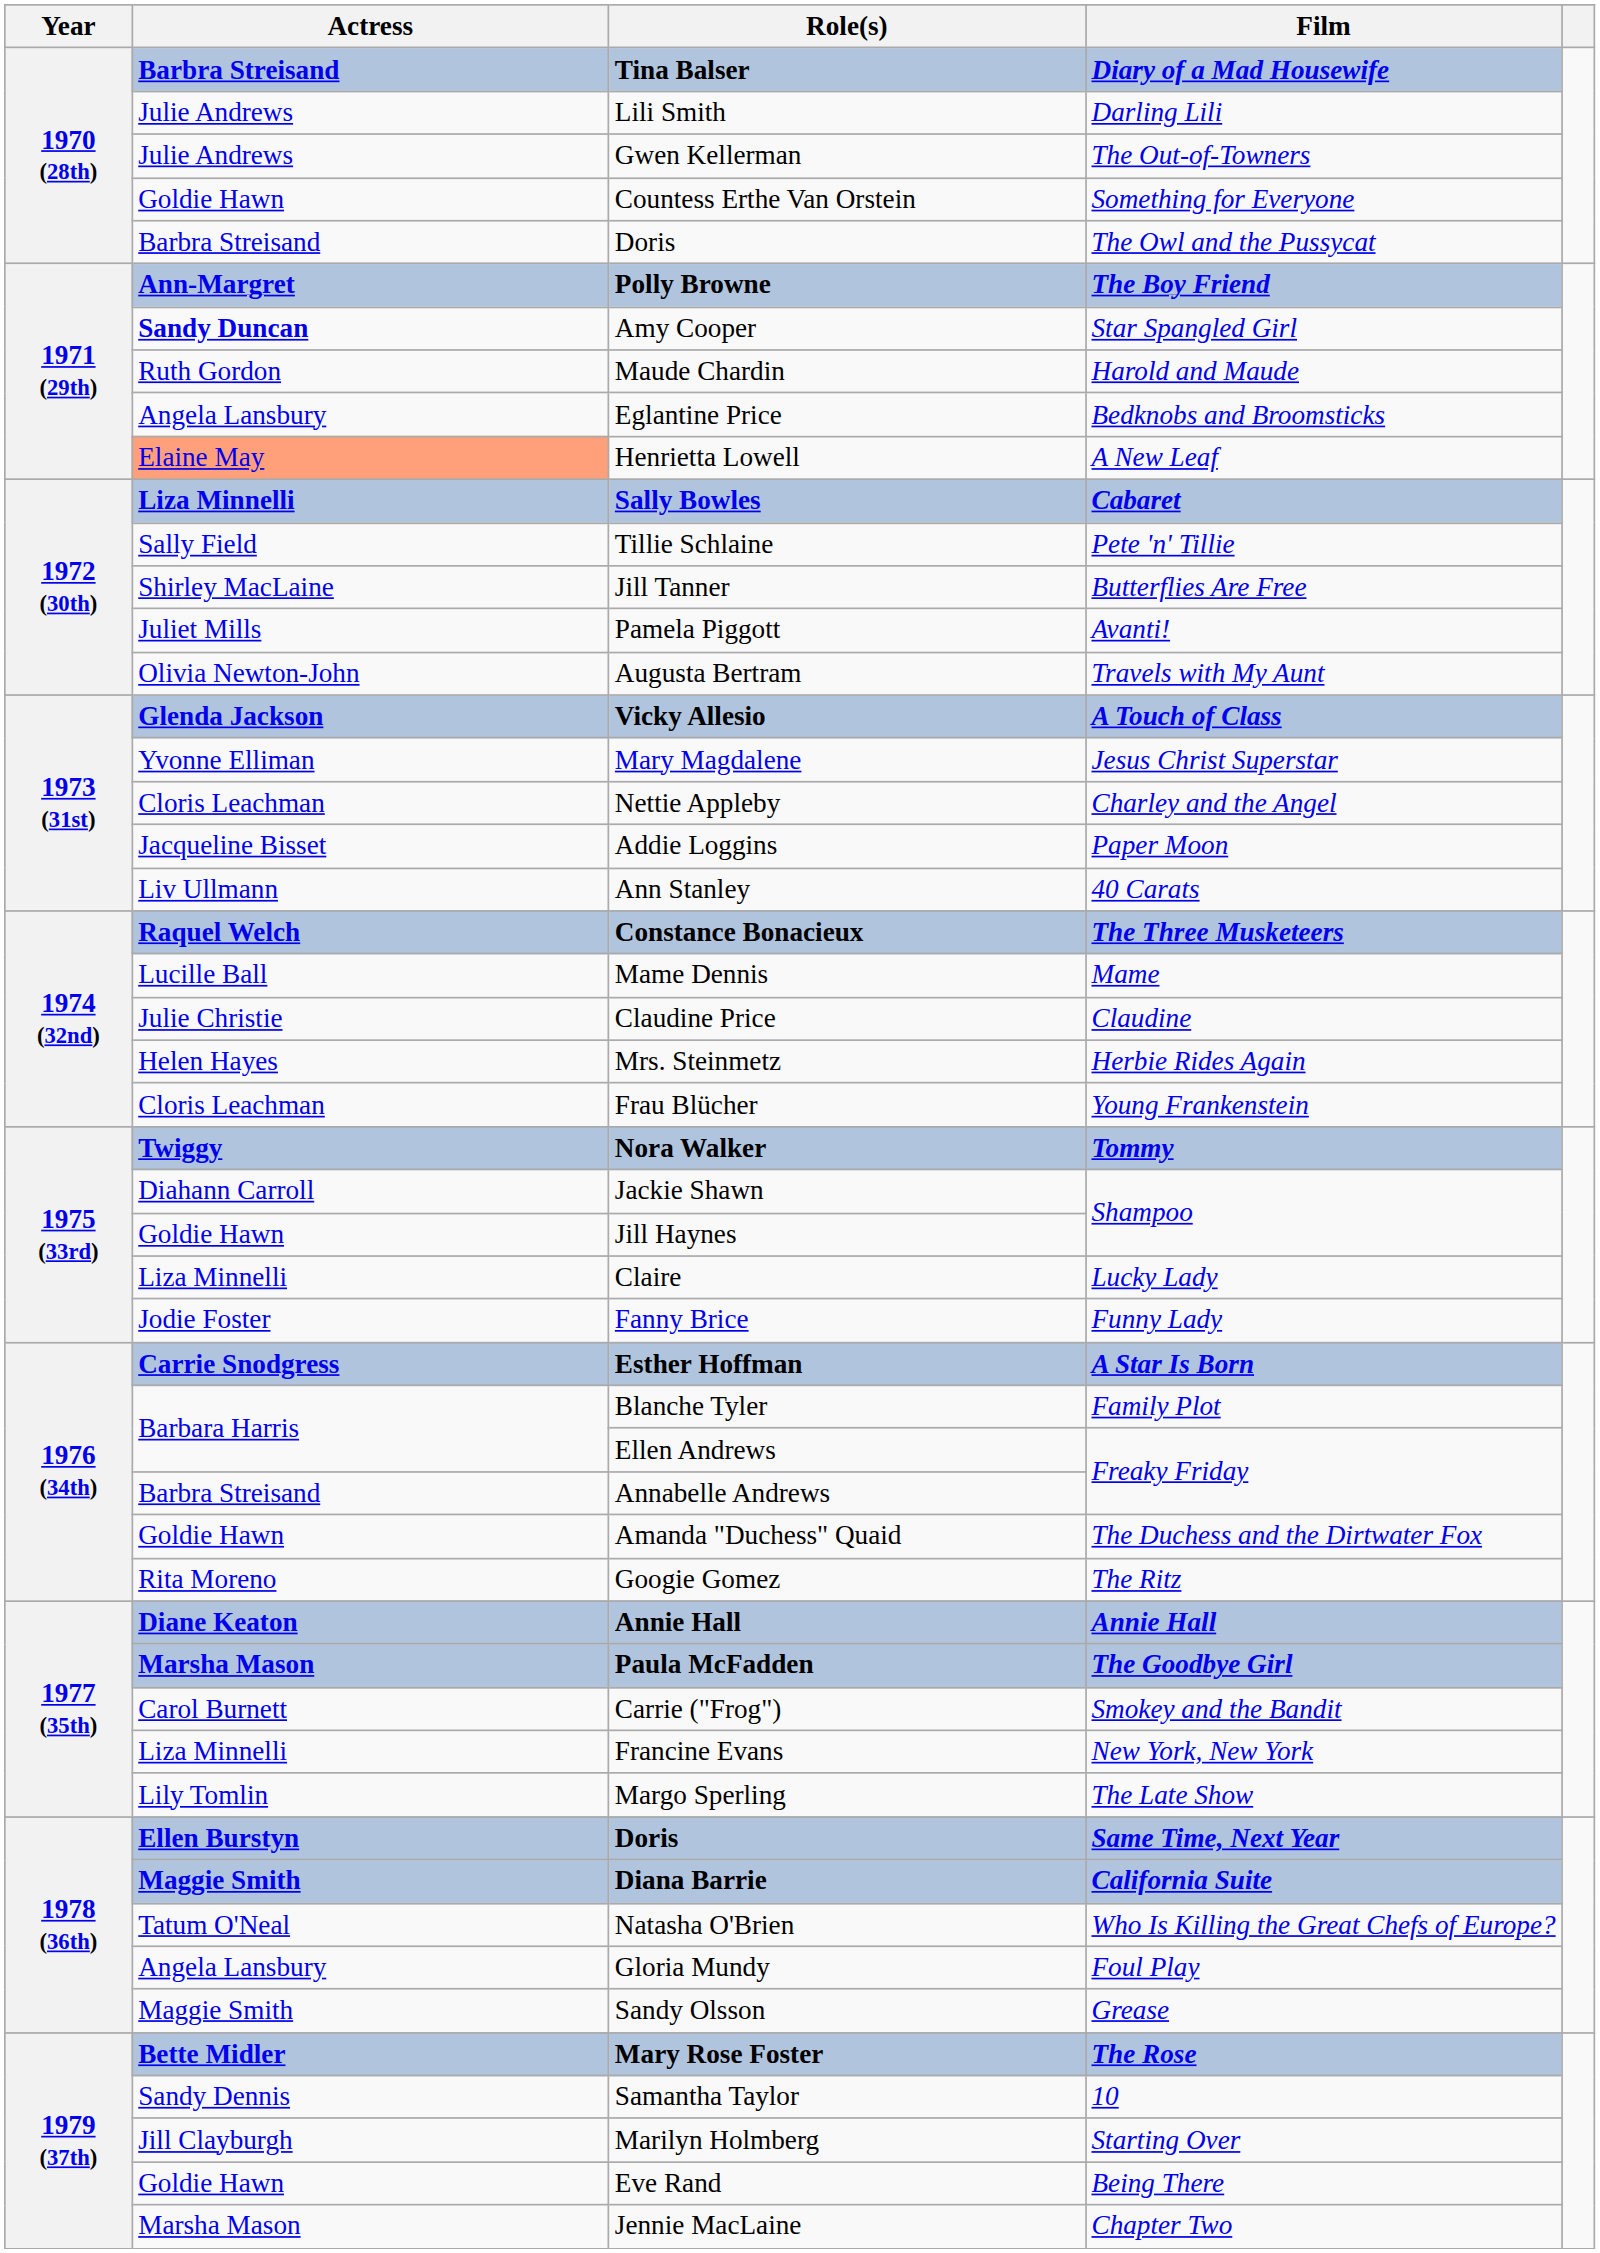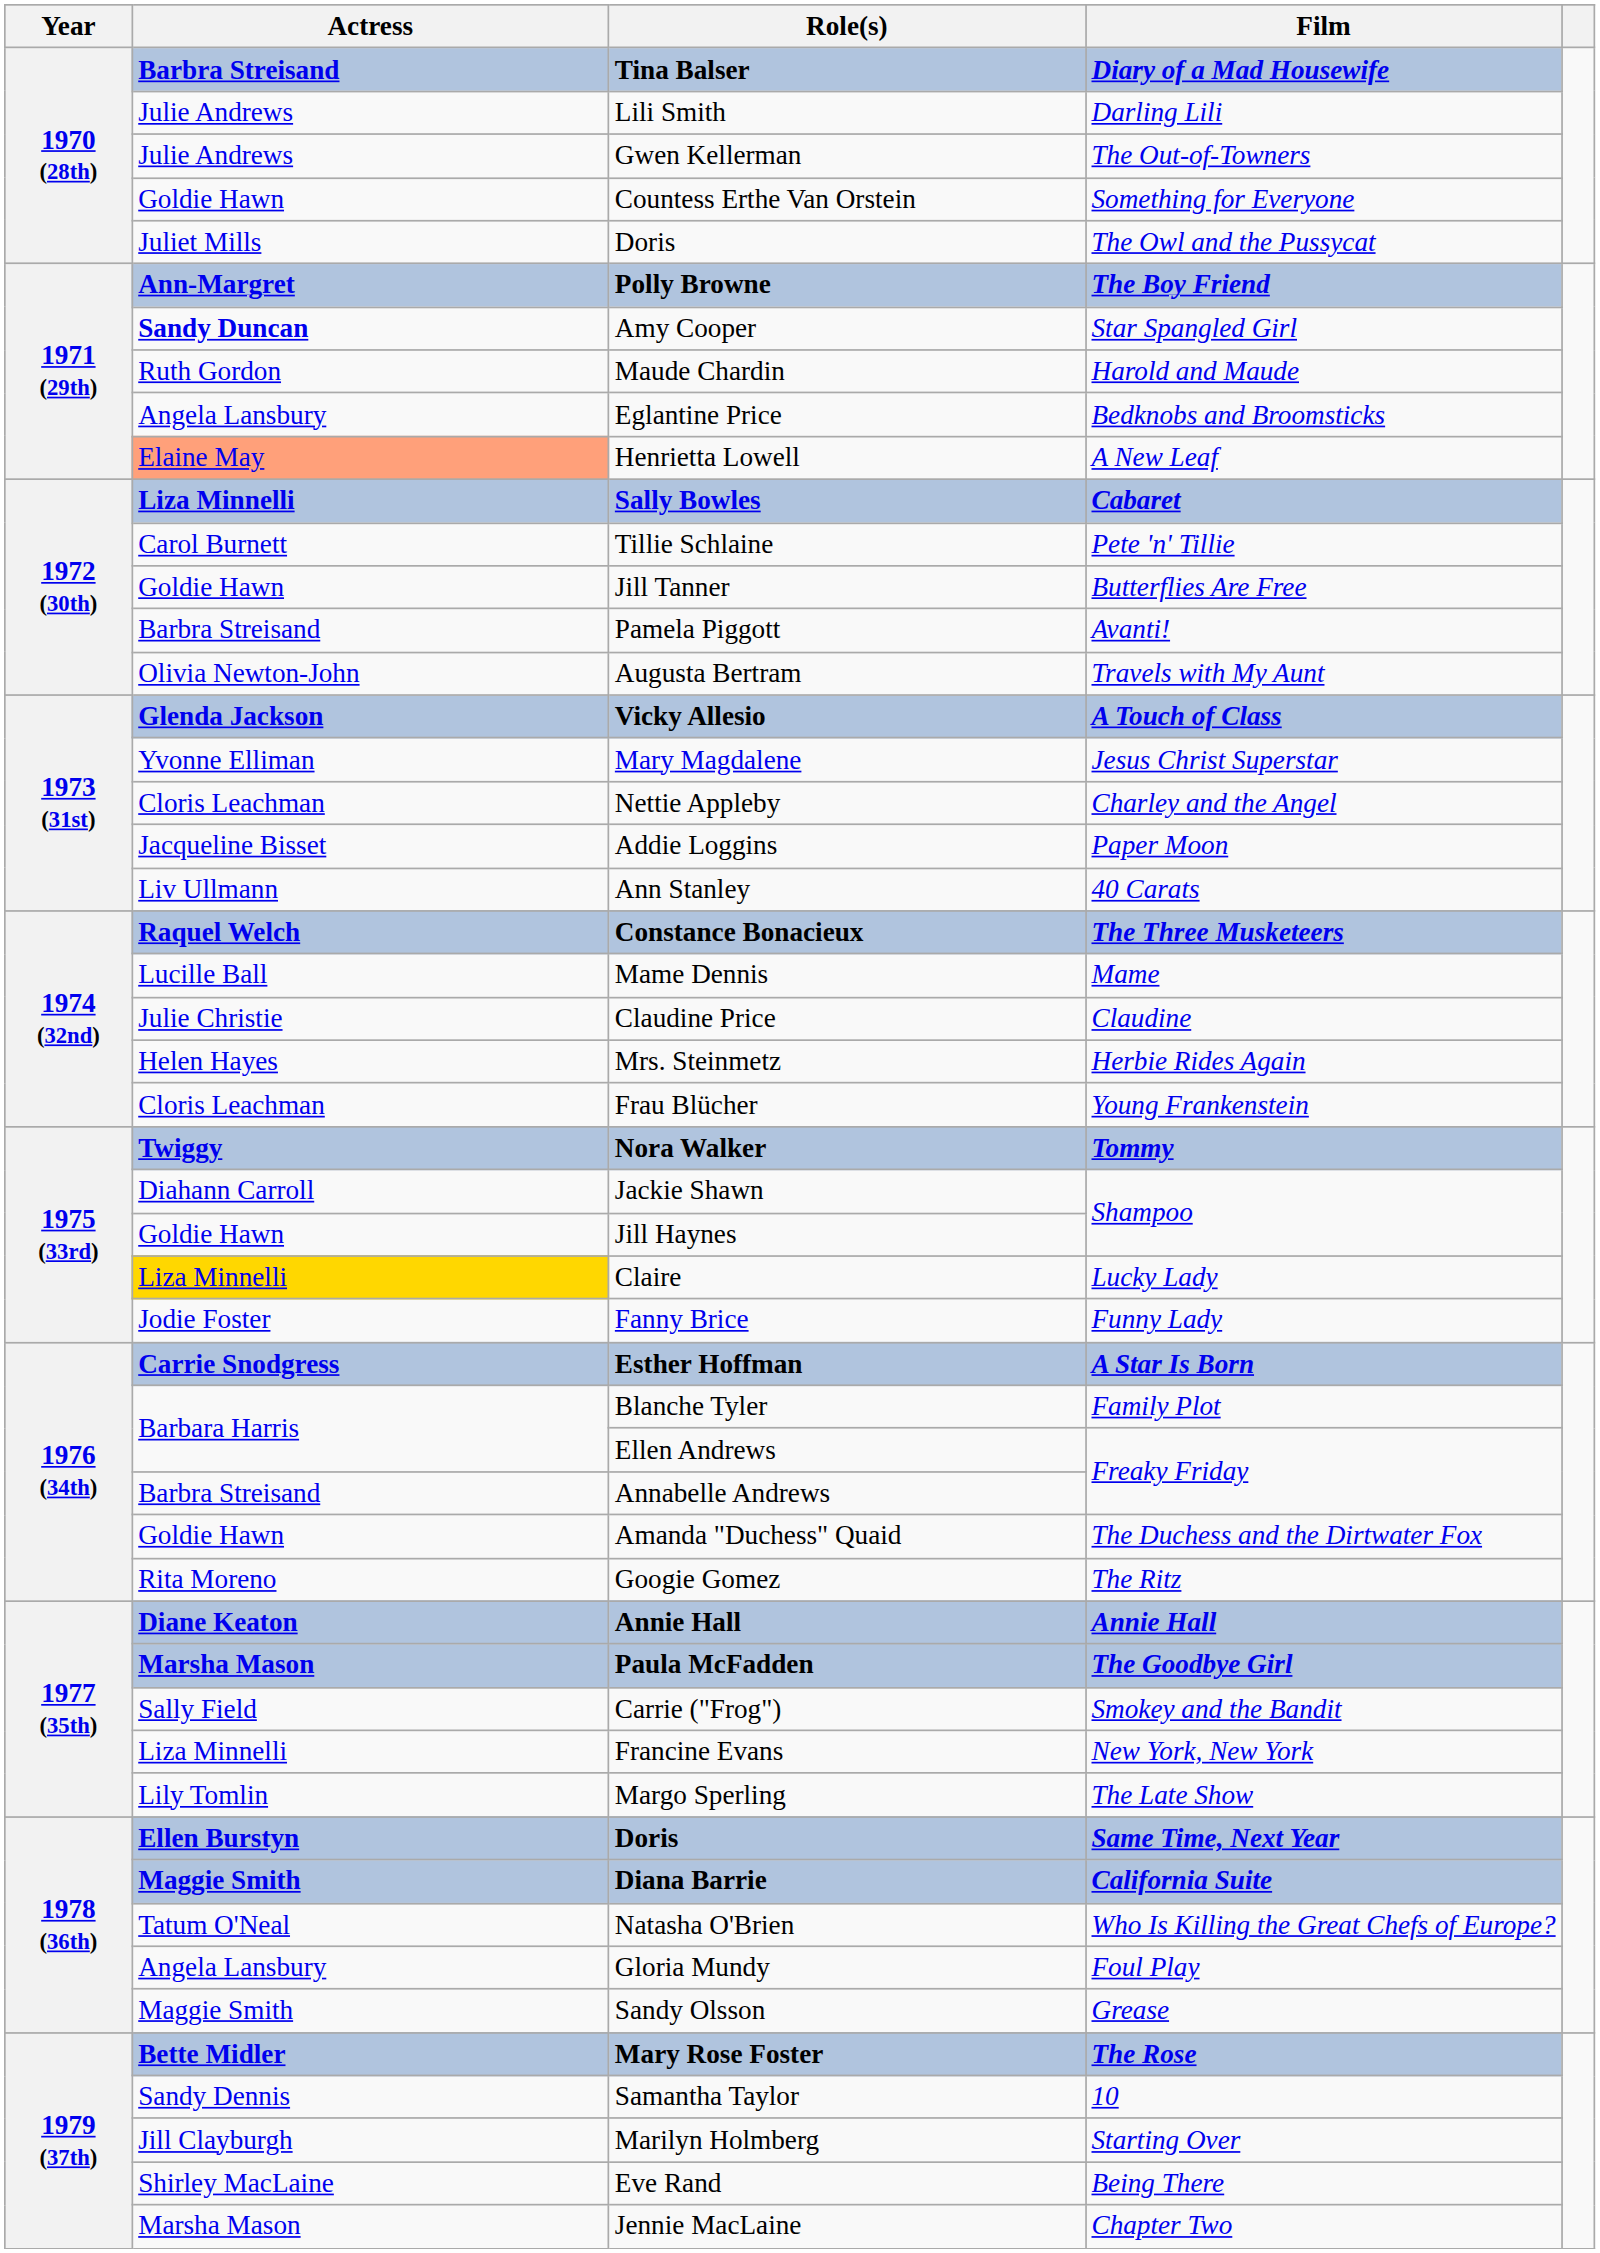(229, 241) Barbra Streisand -> (200, 241) Juliet Mills
(198, 543) Sally Field -> (213, 543) Carol Burnett
(236, 586) Shirley MacLaine -> (211, 586) Goldie Hawn
(200, 629) Juliet Mills -> (229, 629) Barbra Streisand
(213, 1277) no background -> (213, 1277) gold background
(213, 1708) Carol Burnett -> (198, 1708) Sally Field
(211, 2182) Goldie Hawn -> (236, 2182) Shirley MacLaine
